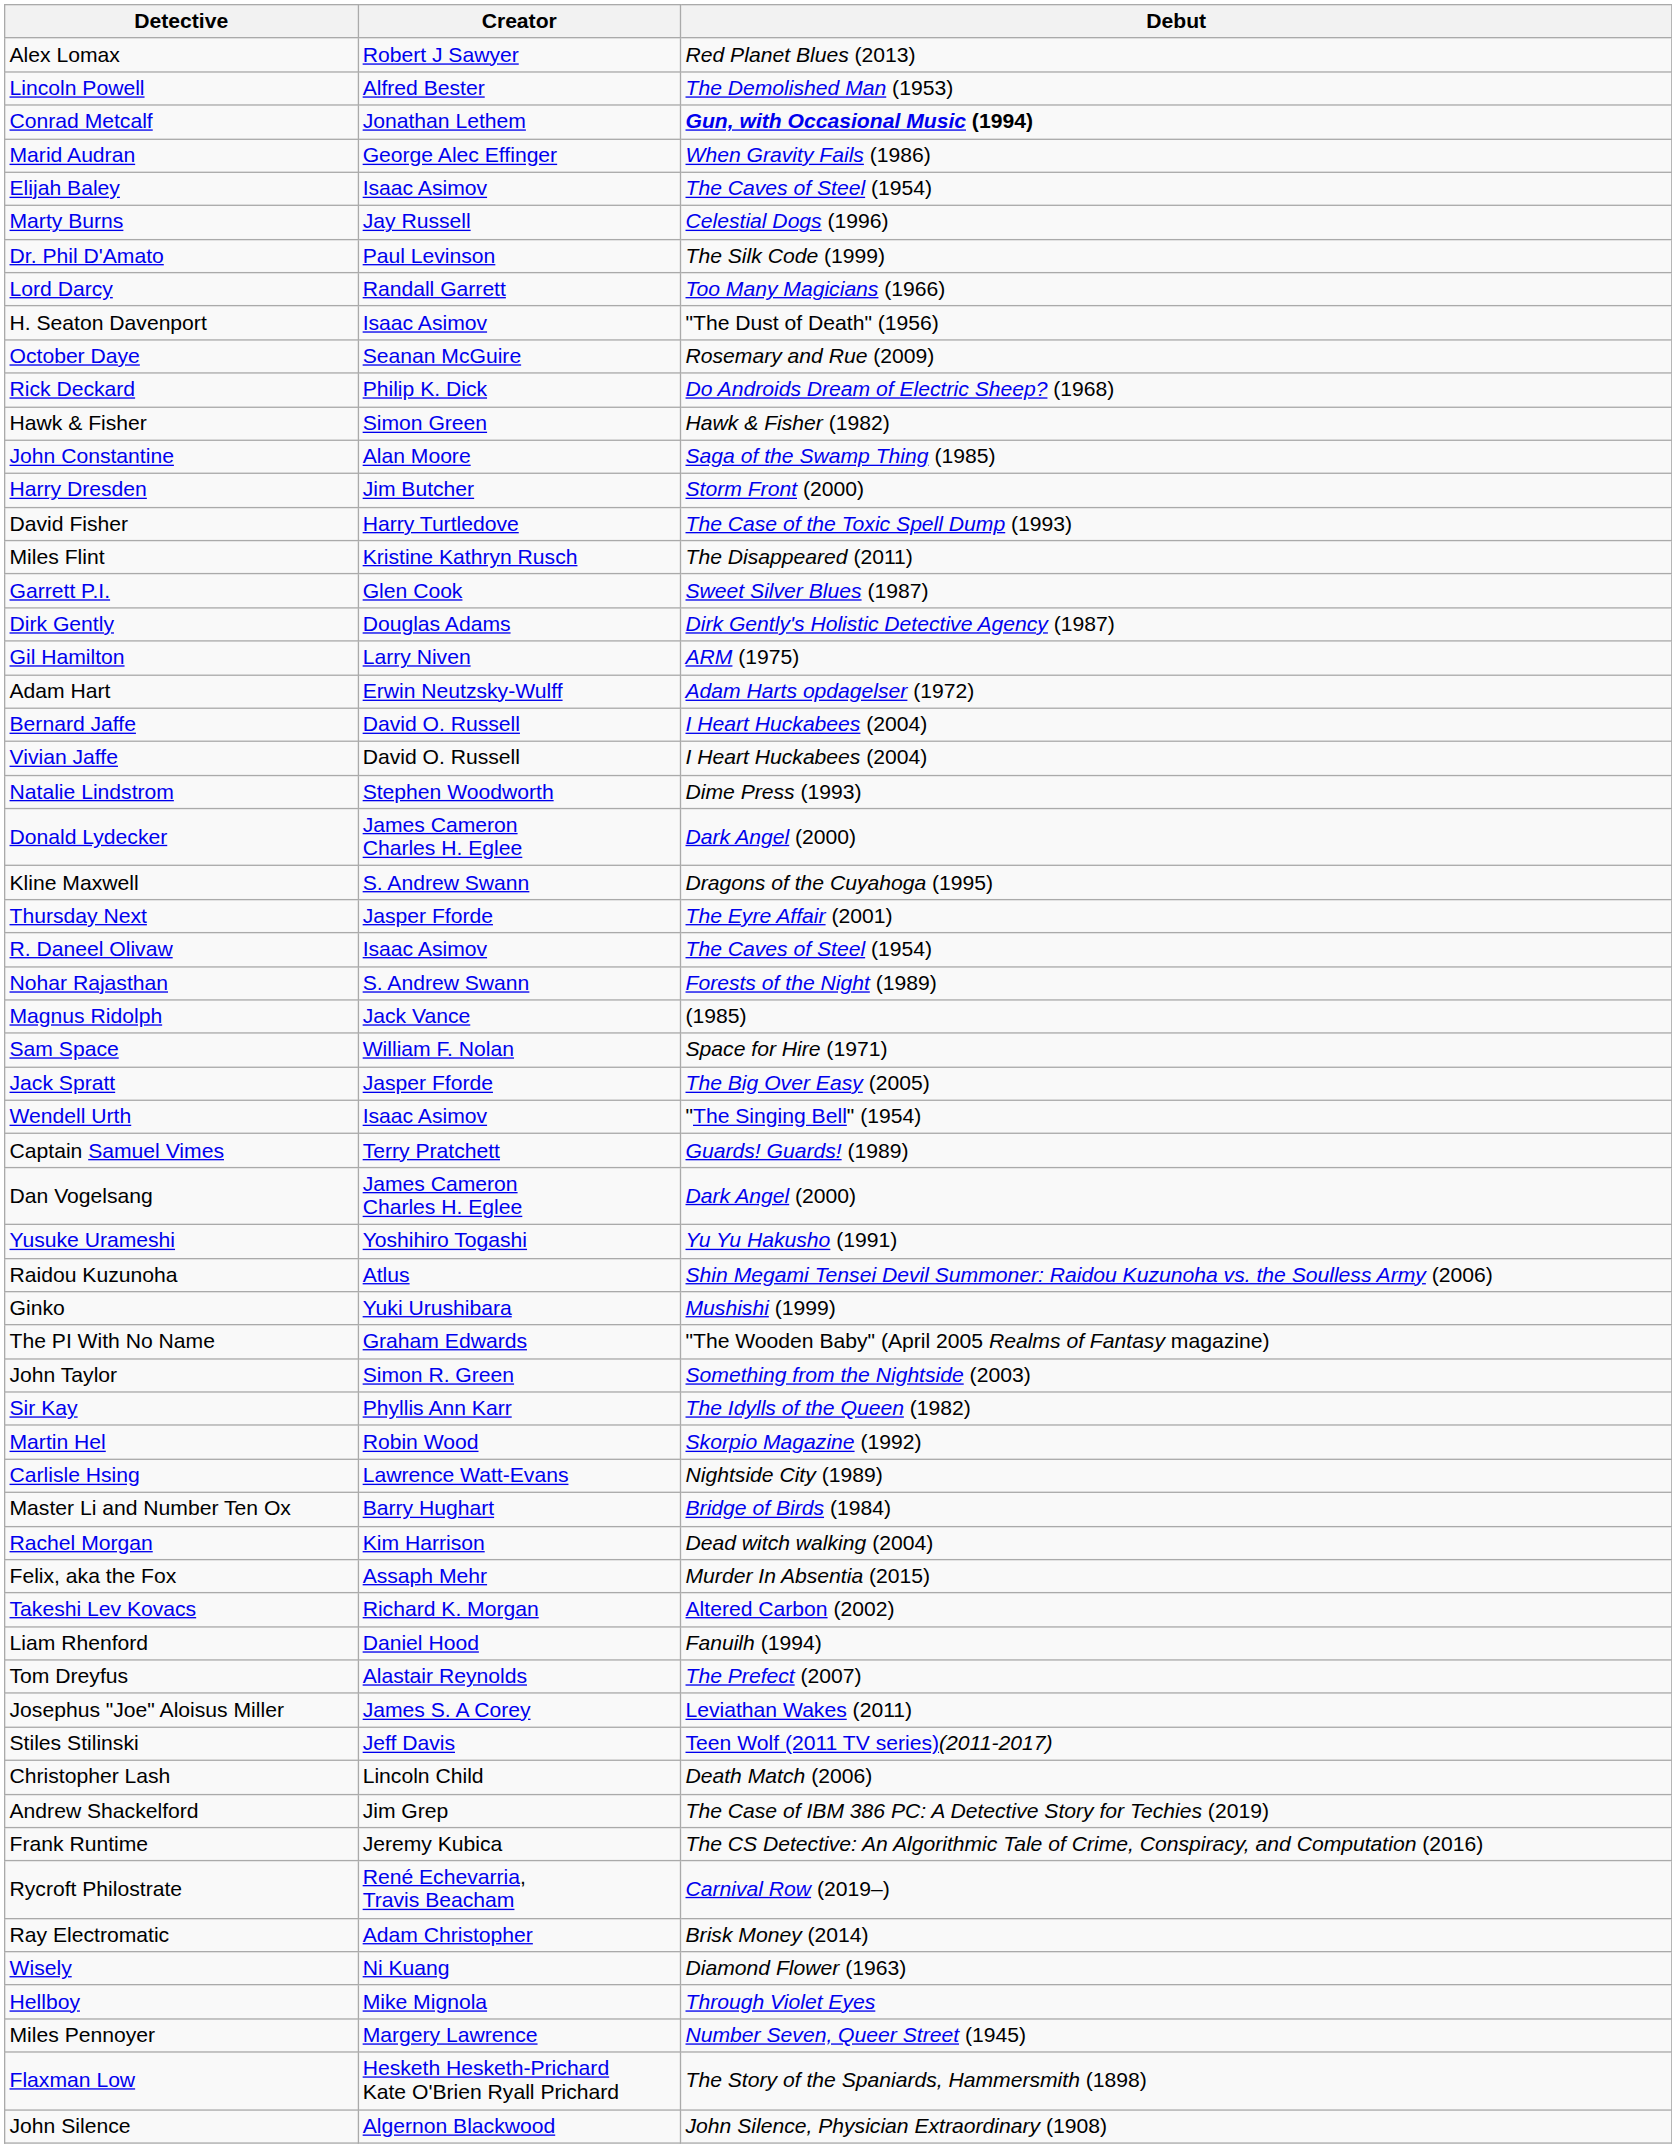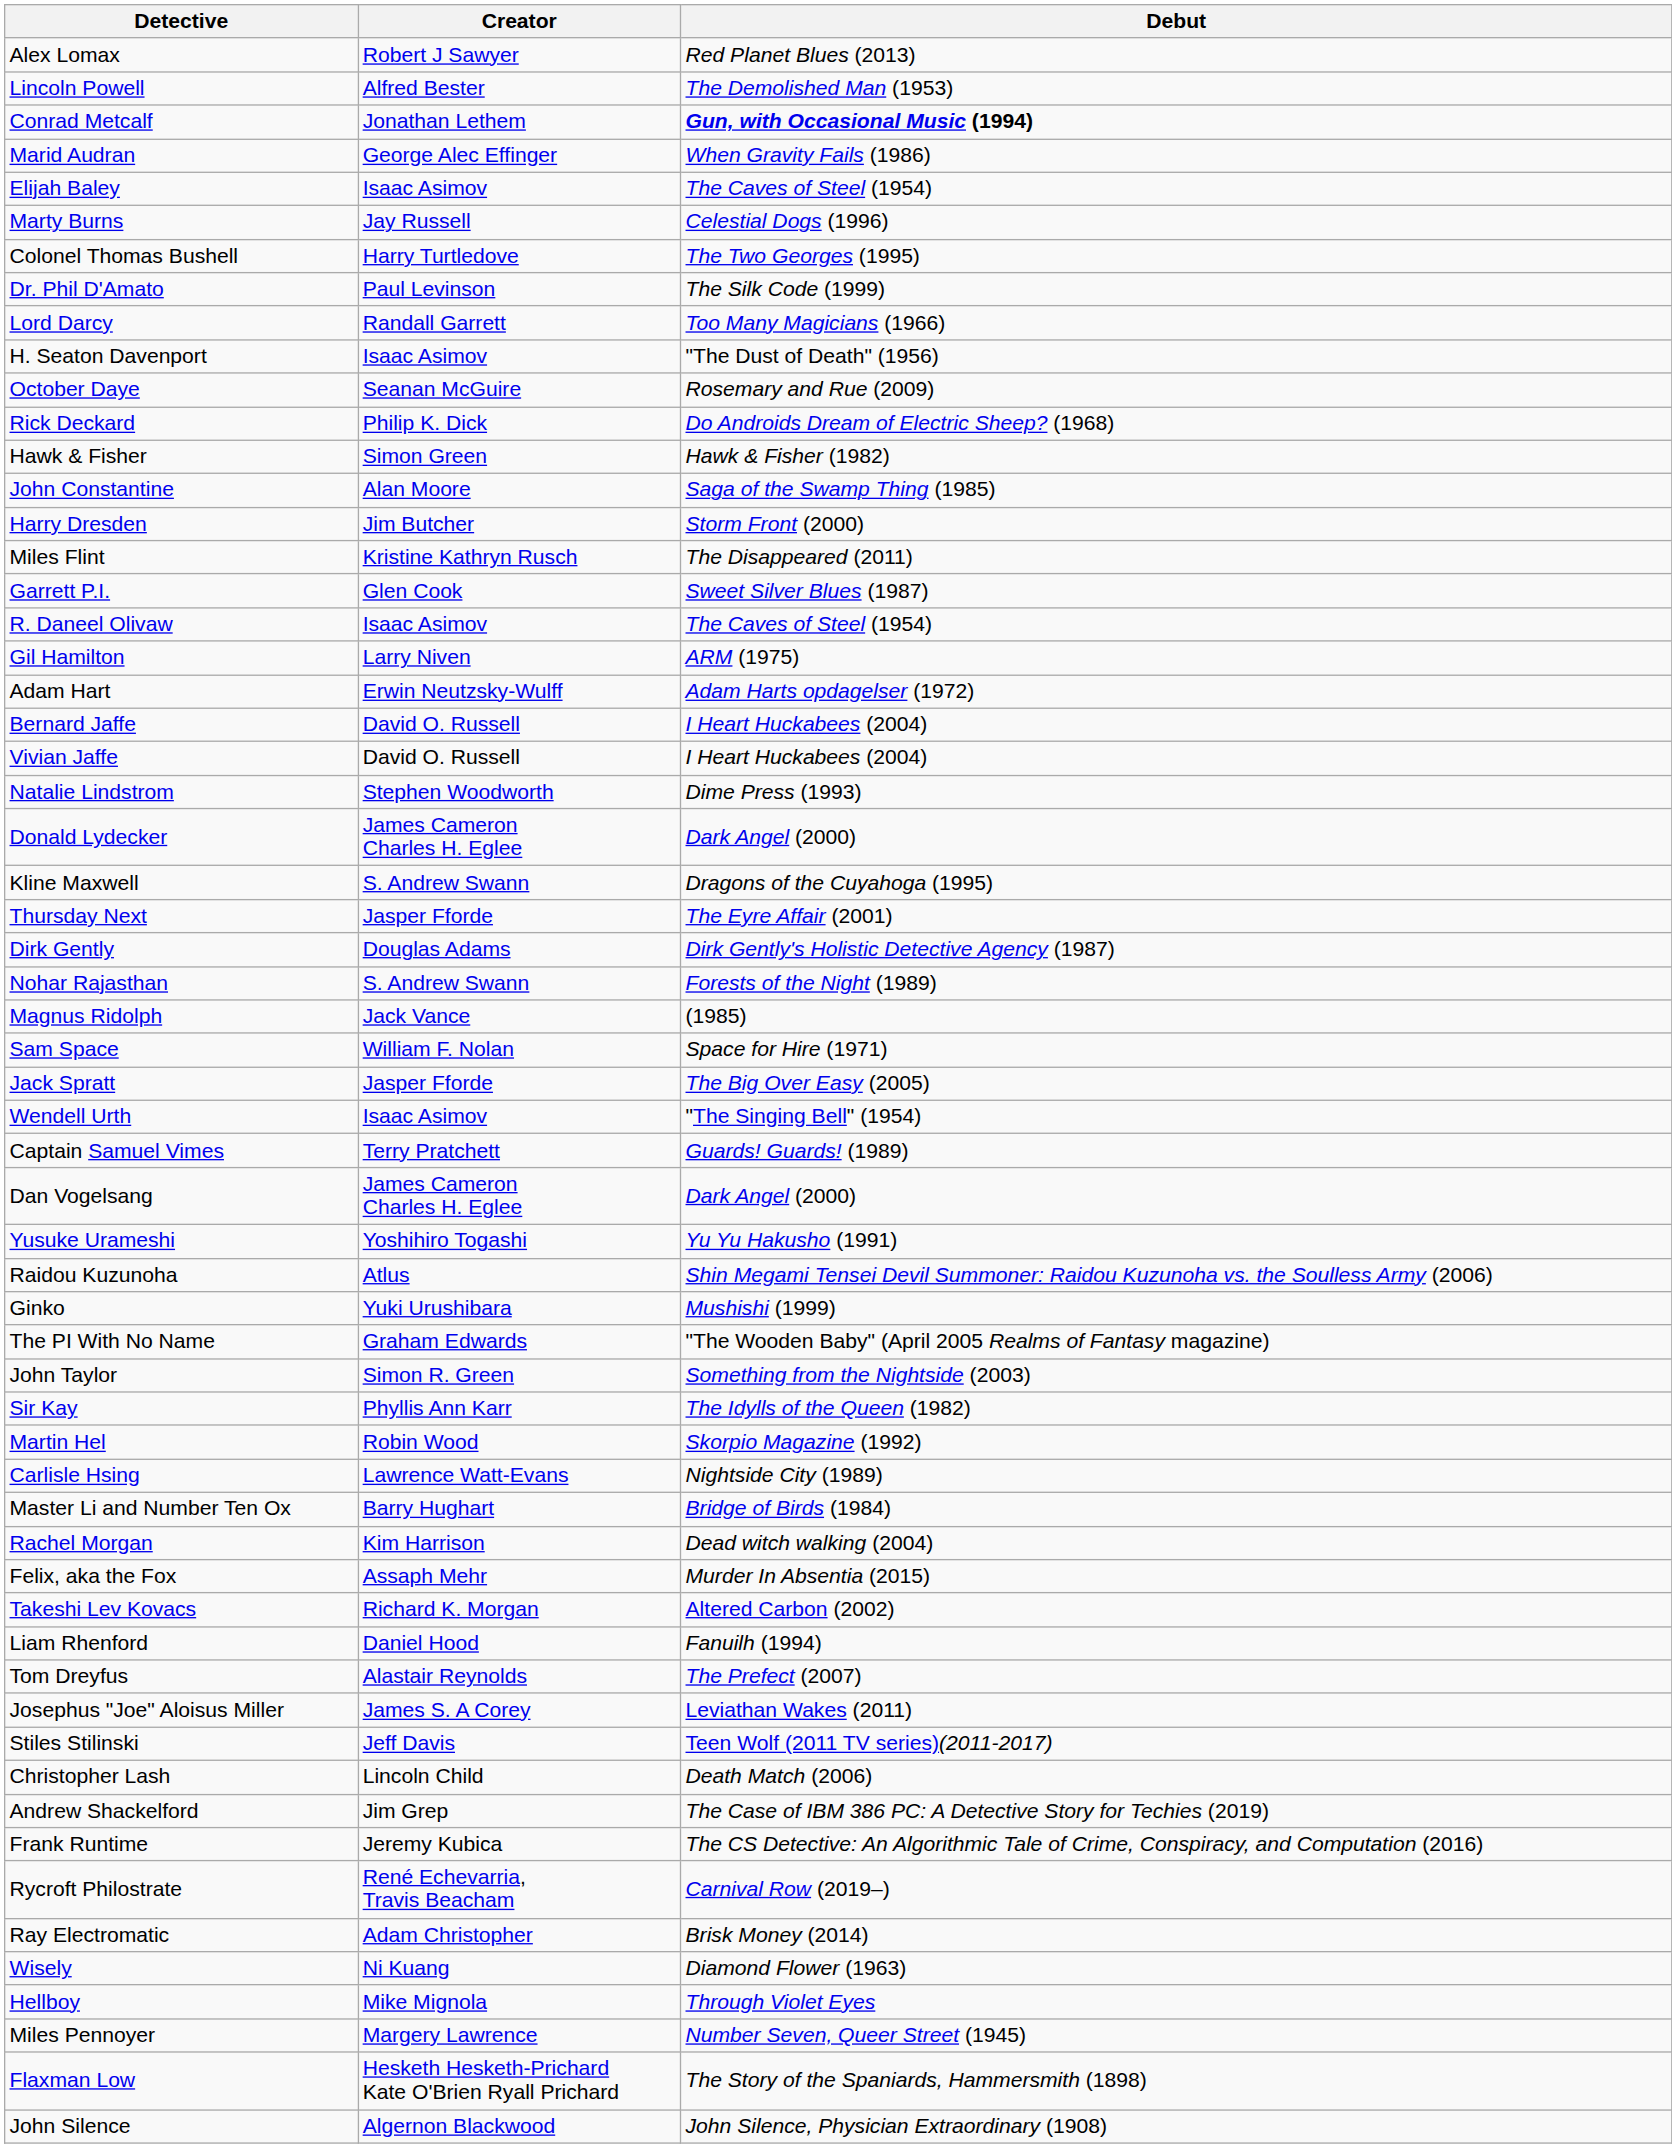+ row: (124, 255)
- row: (69, 523)
rows swapped: (62, 624) <-> (91, 949)
